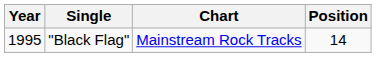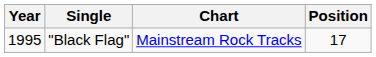(338, 40) 14 -> (338, 40) 17
